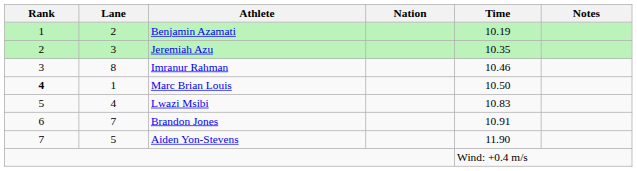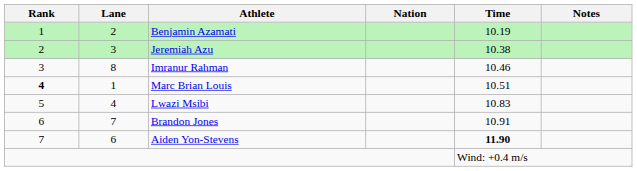(498, 49) 10.35 -> (498, 49) 10.38
(498, 85) 10.50 -> (498, 85) 10.51
(113, 139) 5 -> (113, 139) 6
(498, 139) normal -> (498, 139) bold
